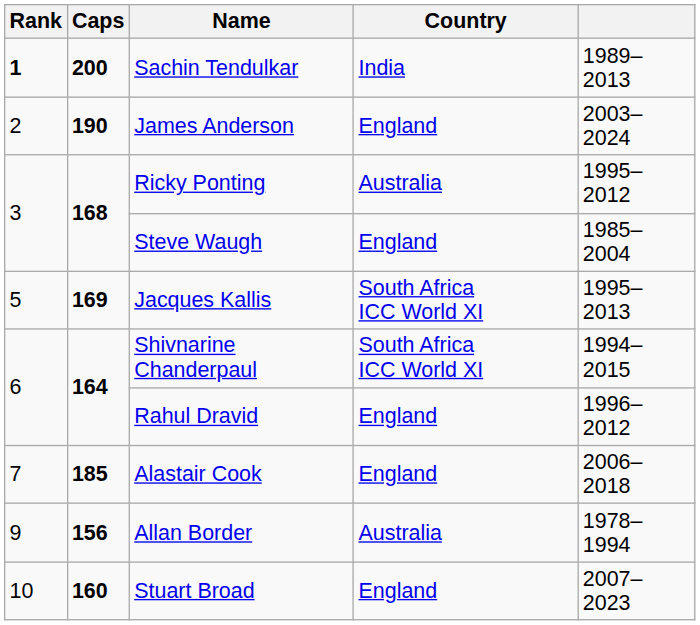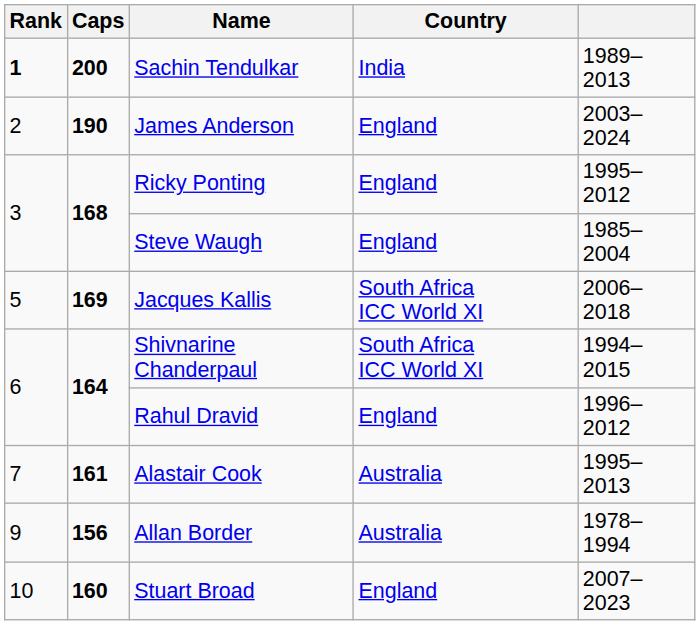(400, 183) Australia -> (398, 183) England
(613, 300) 1995–2013 -> (613, 300) 2006–2018
(90, 474) 185 -> (90, 474) 161
(398, 474) England -> (400, 474) Australia
(613, 474) 2006–2018 -> (613, 474) 1995–2013
